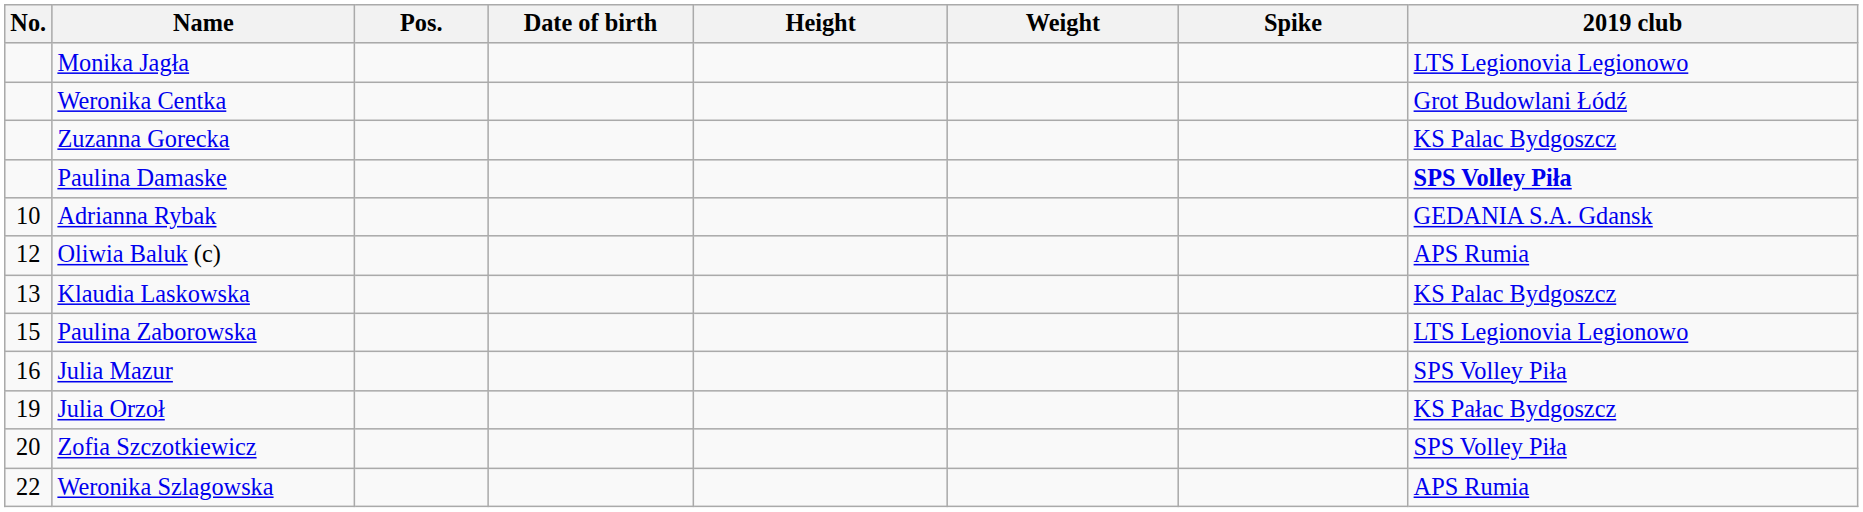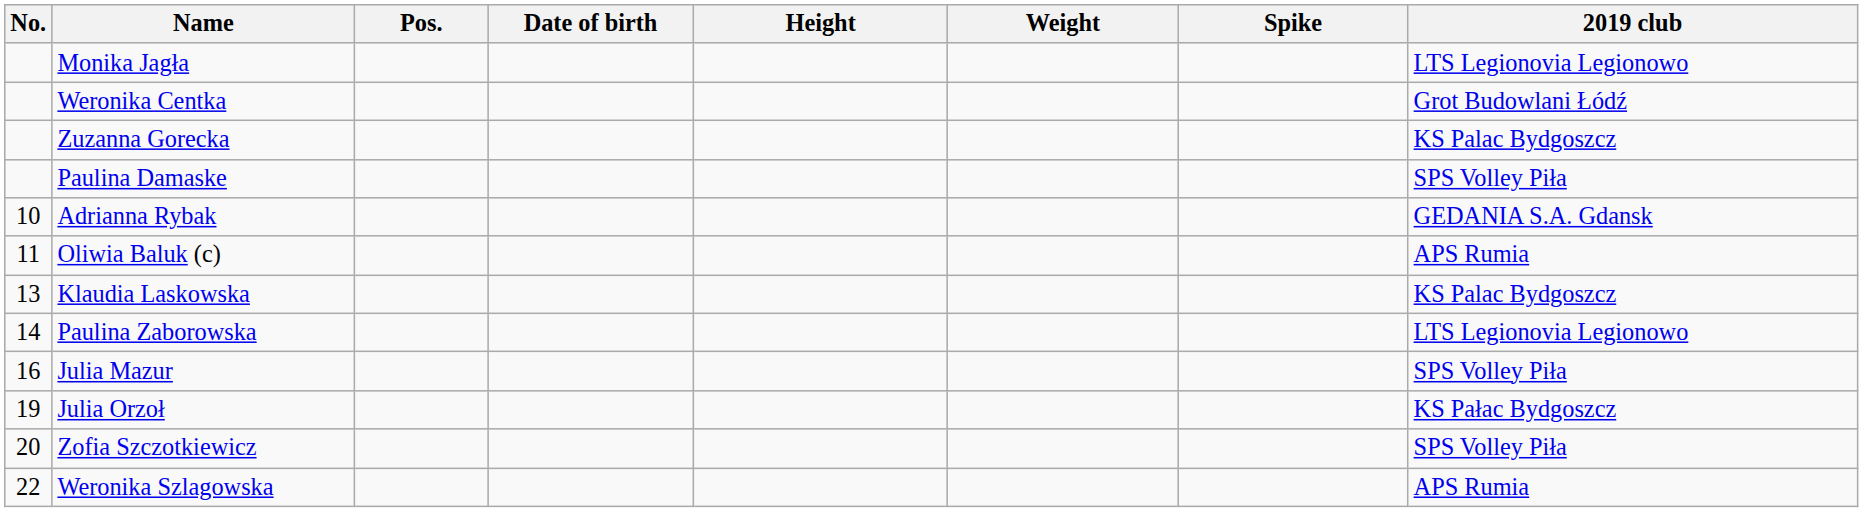(1493, 178) bold -> (1490, 178) normal
(28, 255) 12 -> (28, 255) 11
(28, 332) 15 -> (28, 332) 14
